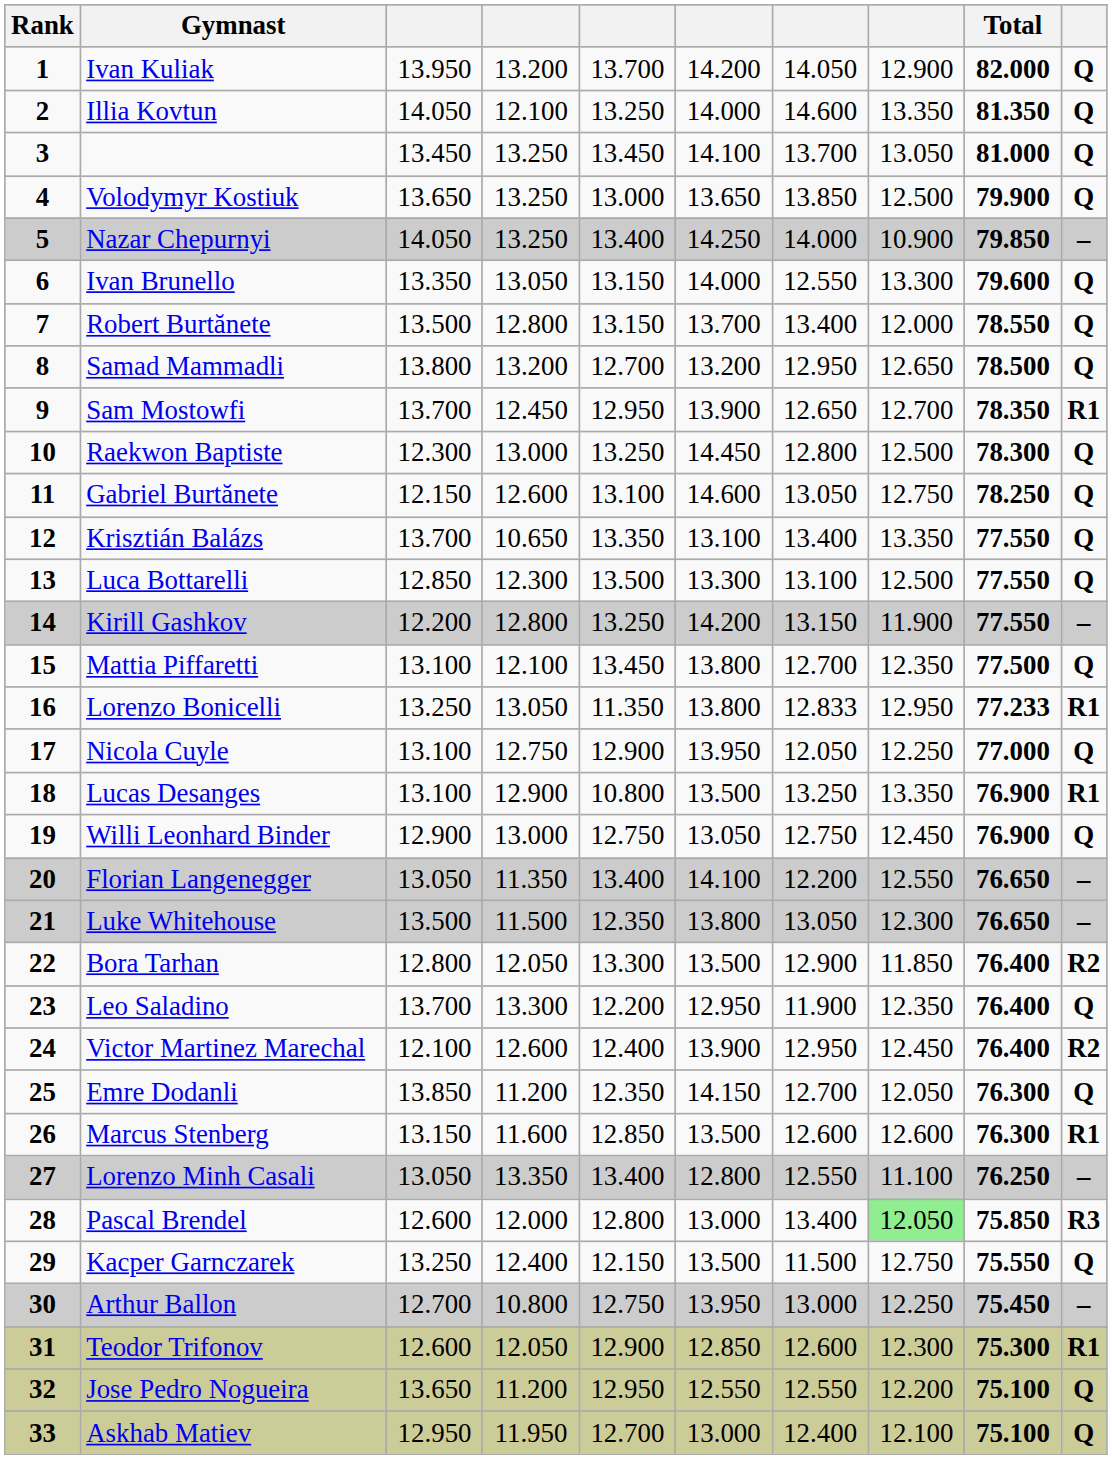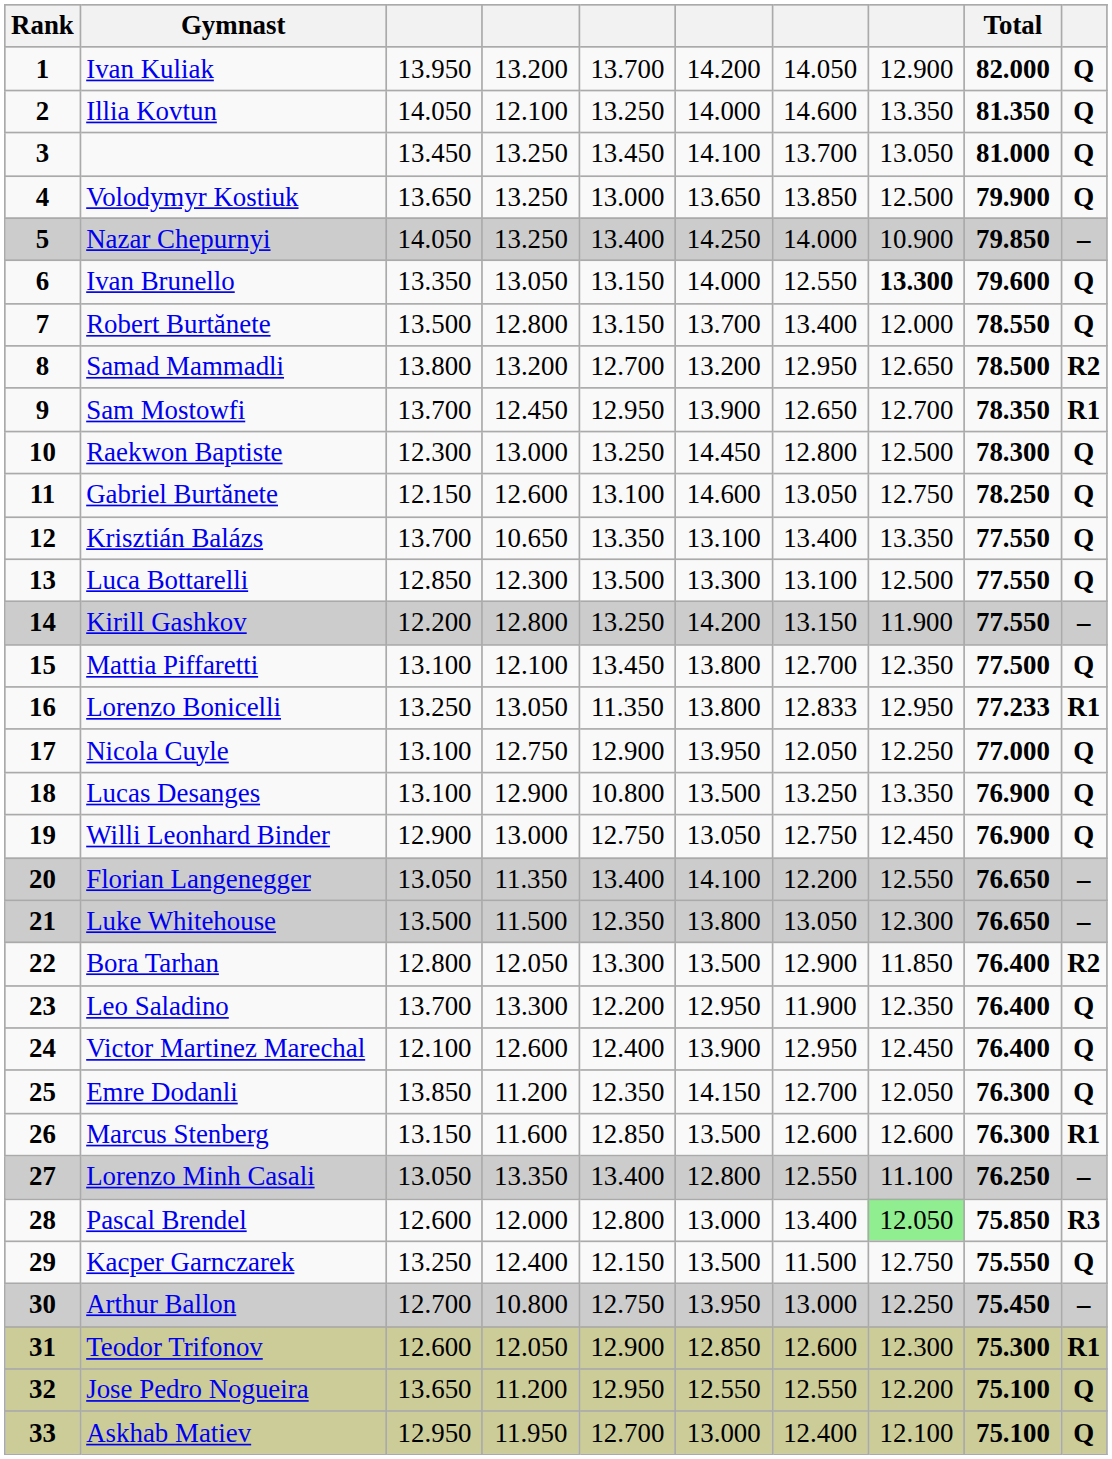(917, 281) normal -> (917, 281) bold
(1084, 366) Q -> (1084, 366) R2
(1084, 793) R1 -> (1084, 793) Q
(1084, 1048) R2 -> (1084, 1048) Q
